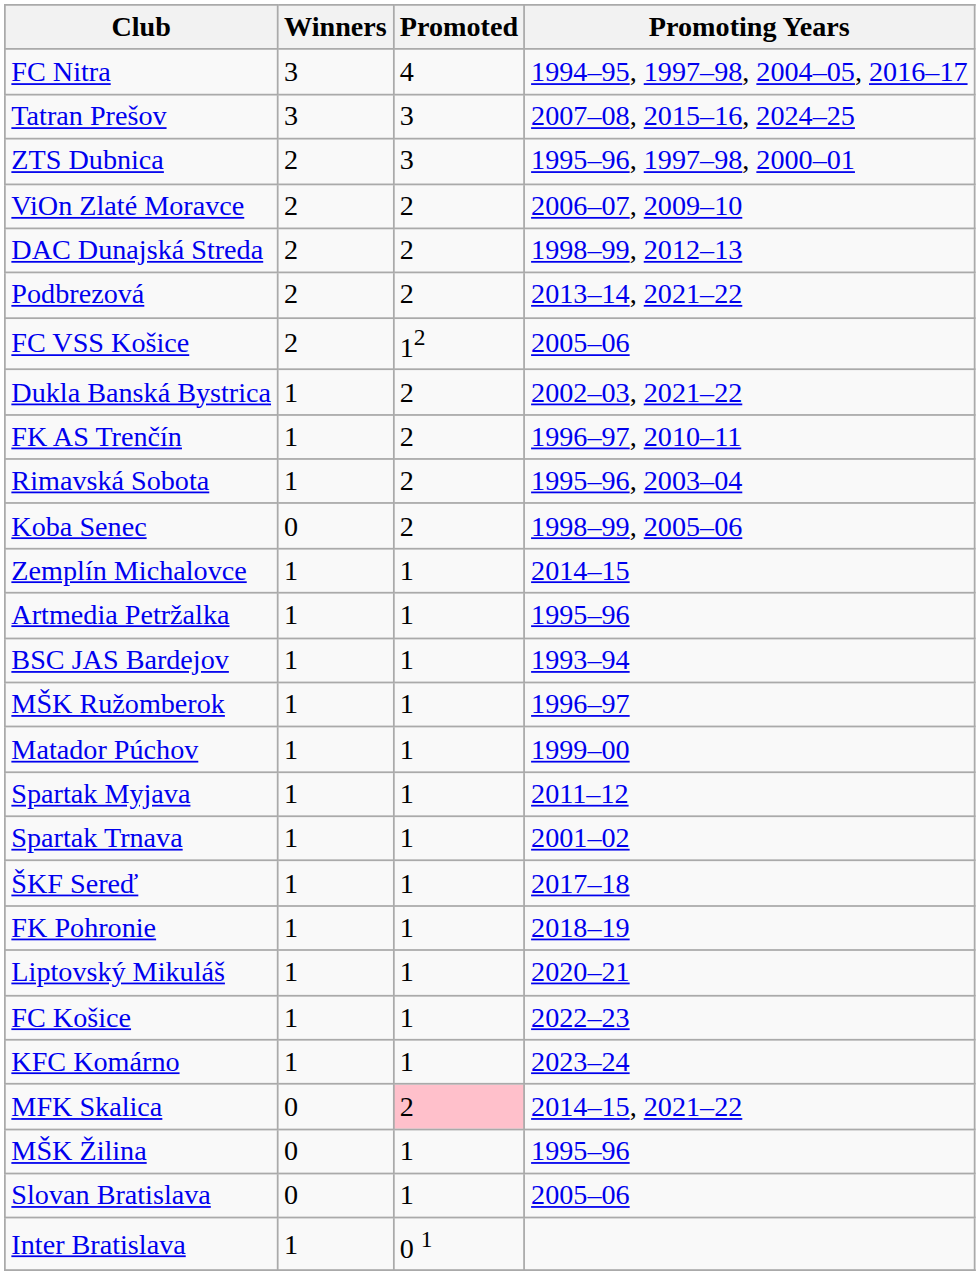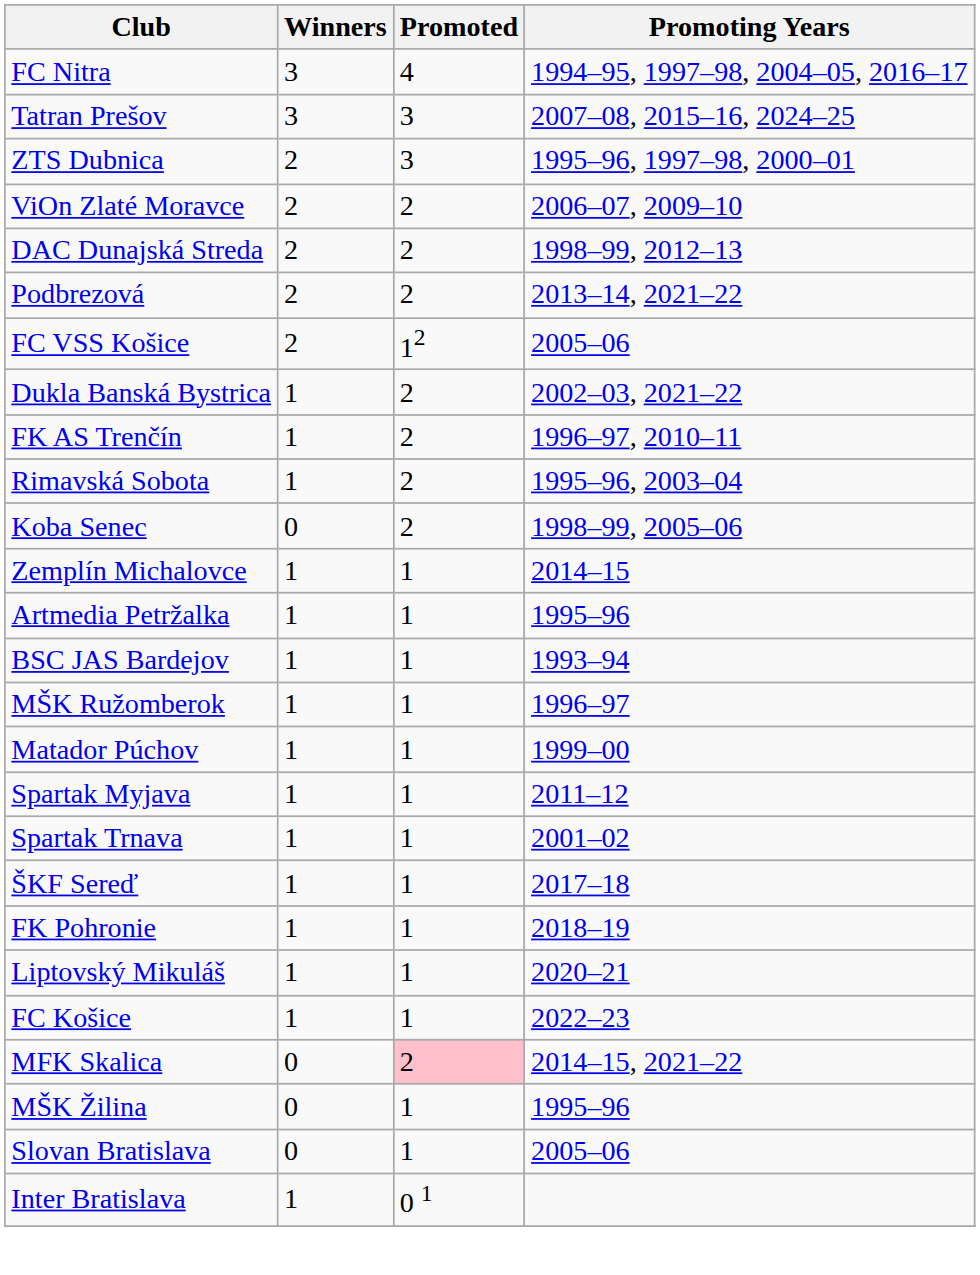- row: (95, 1061)
